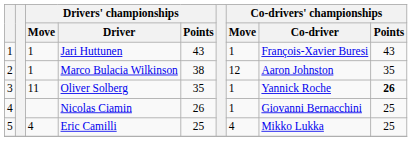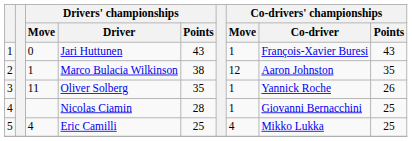(31, 51) 1 -> (31, 51) 0
(389, 88) bold -> (389, 88) normal
(198, 107) 26 -> (198, 107) 28
